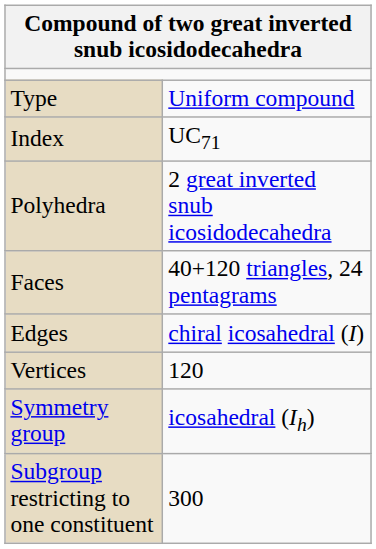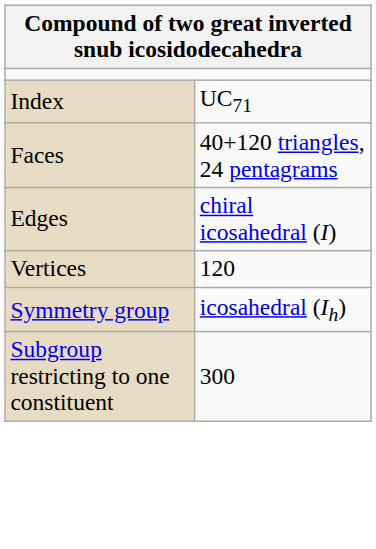- row: (34, 98)
- row: (58, 205)
